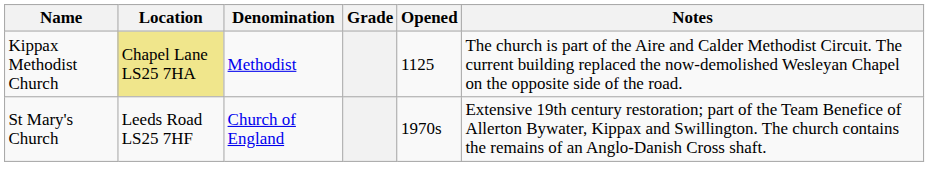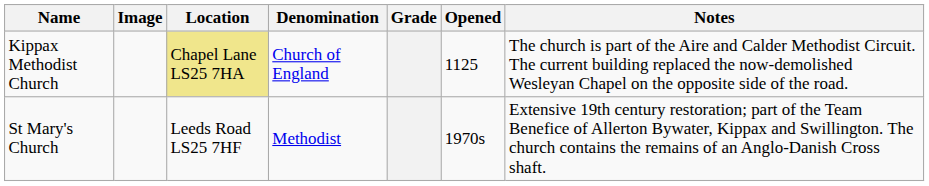+ column: (140, 17)
(262, 63) Methodist -> (306, 63) Church of England
(262, 128) Church of England -> (307, 138) Methodist
